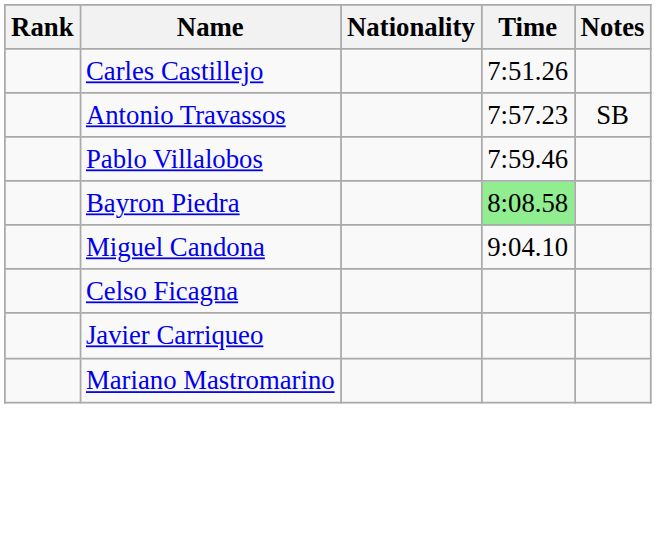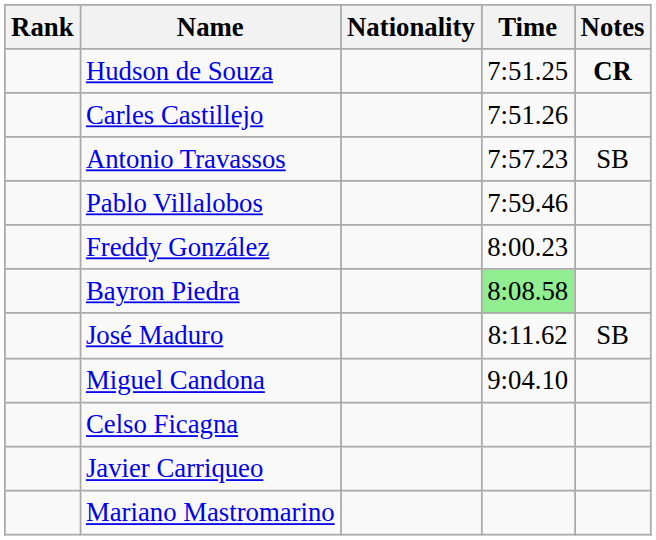+ row: (180, 70)
+ row: (178, 247)
+ row: (155, 335)
